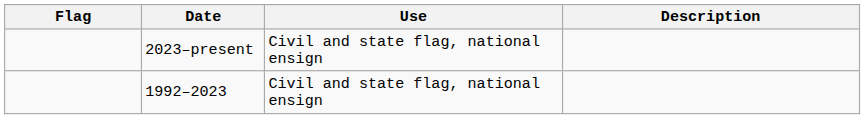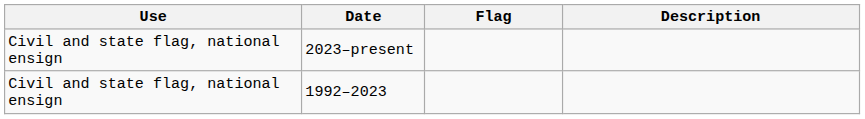columns swapped: (73, 17) <-> (413, 17)
